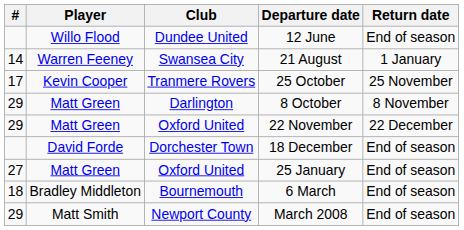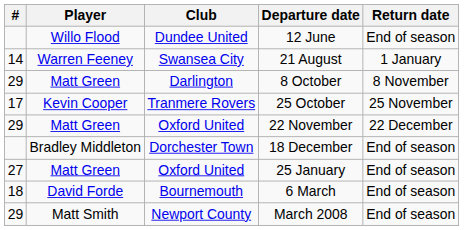rows swapped: (311, 103) <-> (311, 81)
(85, 147) David Forde -> (85, 147) Bradley Middleton
(85, 192) Bradley Middleton -> (85, 192) David Forde
